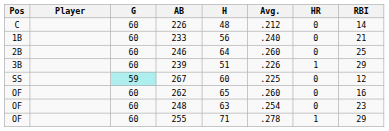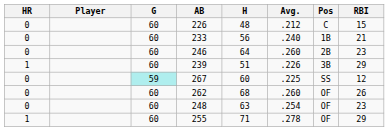columns swapped: (17, 11) <-> (316, 11)
(361, 25) 14 -> (361, 25) 15
(361, 52) 25 -> (361, 52) 23
(225, 92) 65 -> (245, 92) 68
(361, 92) 16 -> (361, 92) 26
